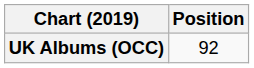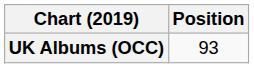(209, 47) 92 -> (209, 47) 93
